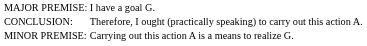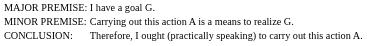rows swapped: (45, 36) <-> (38, 21)
